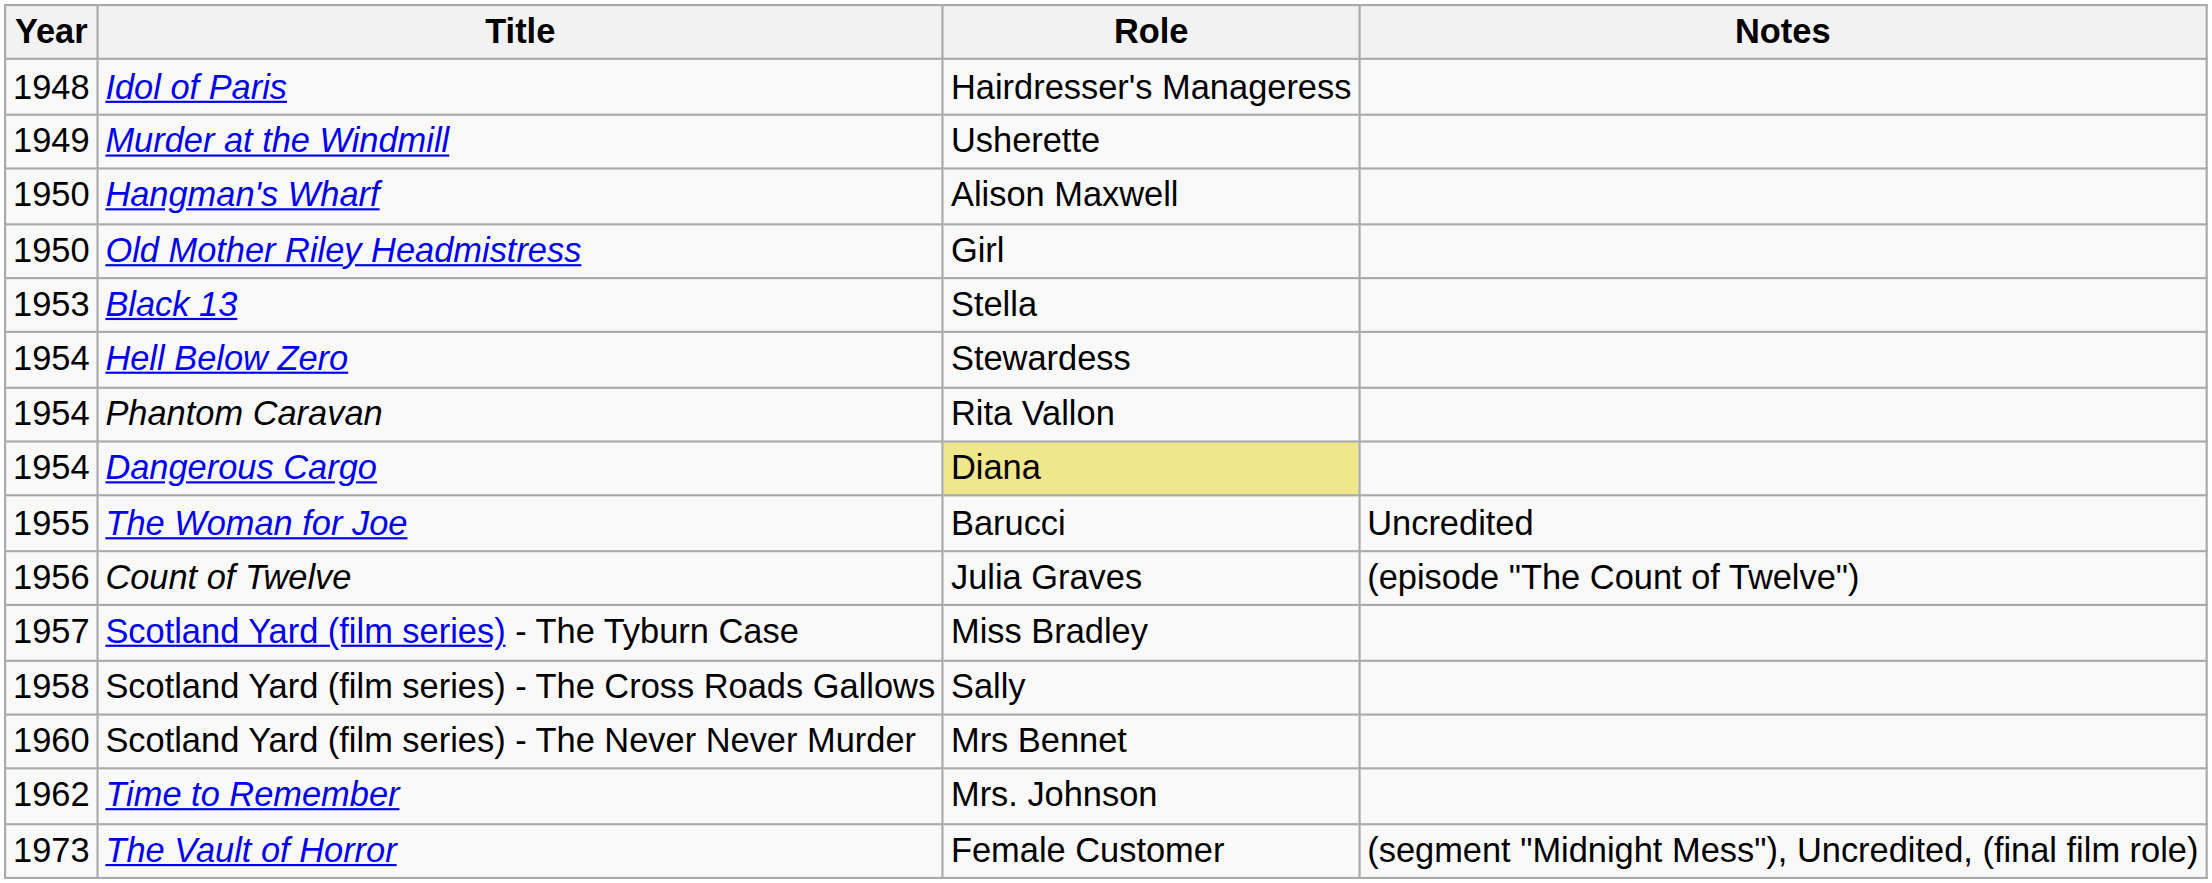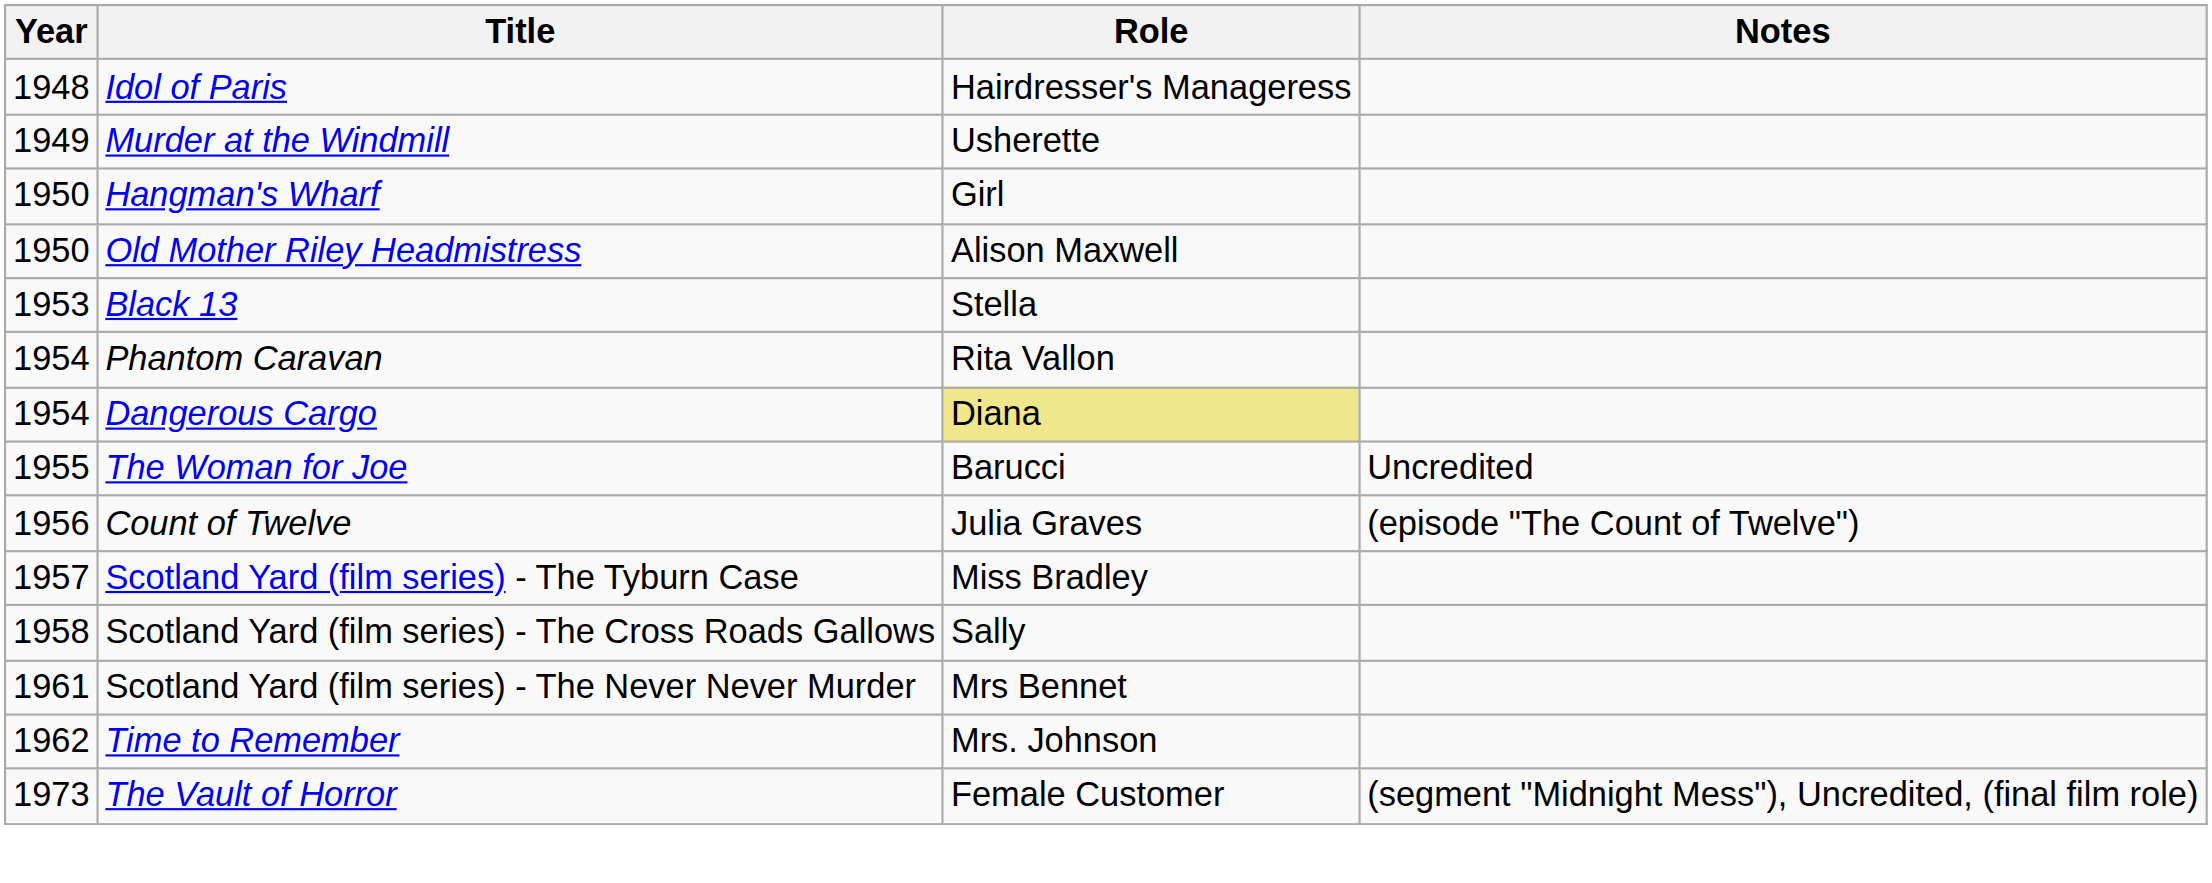(1065, 195) Alison Maxwell -> (978, 195) Girl
(978, 250) Girl -> (1065, 250) Alison Maxwell
- row: (227, 359)
(51, 741) 1960 -> (51, 686) 1961
